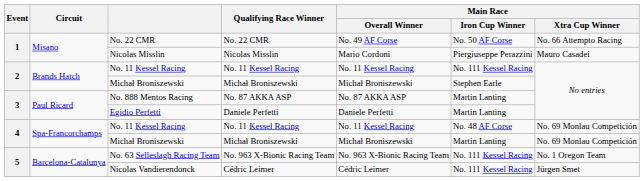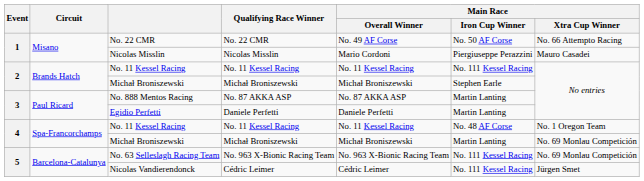(587, 126) No. 69 Monlau Competición -> (571, 126) No. 1 Oregon Team
(571, 154) No. 1 Oregon Team -> (587, 154) No. 69 Monlau Competición
